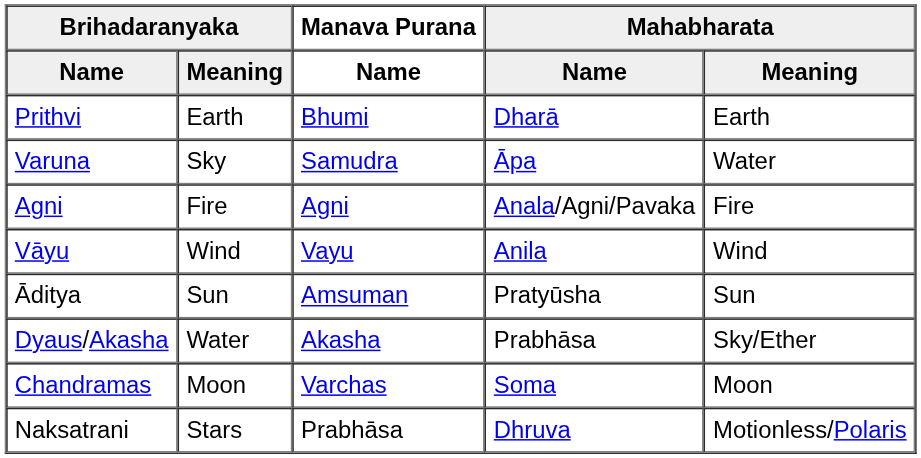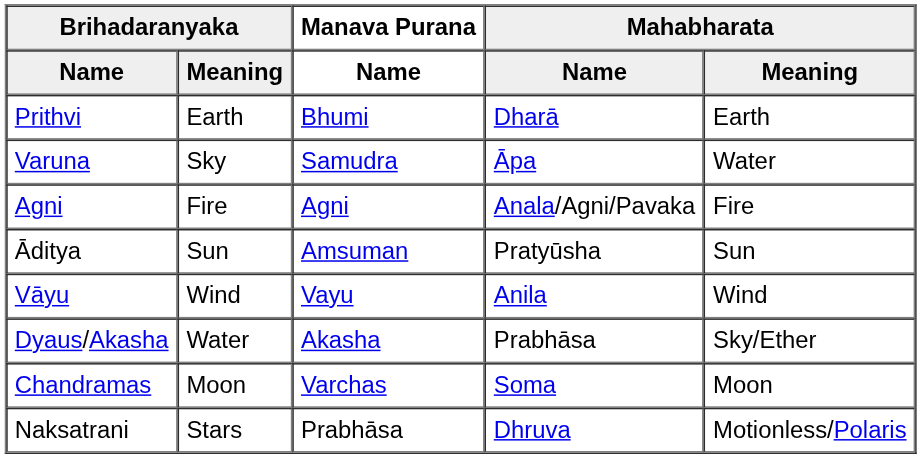rows swapped: (42, 251) <-> (48, 295)
